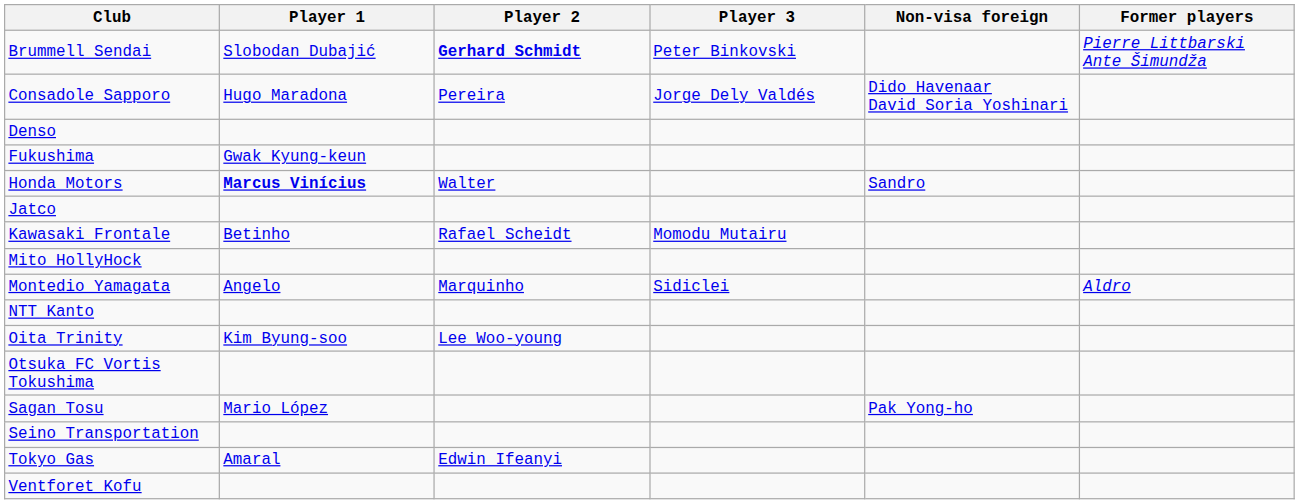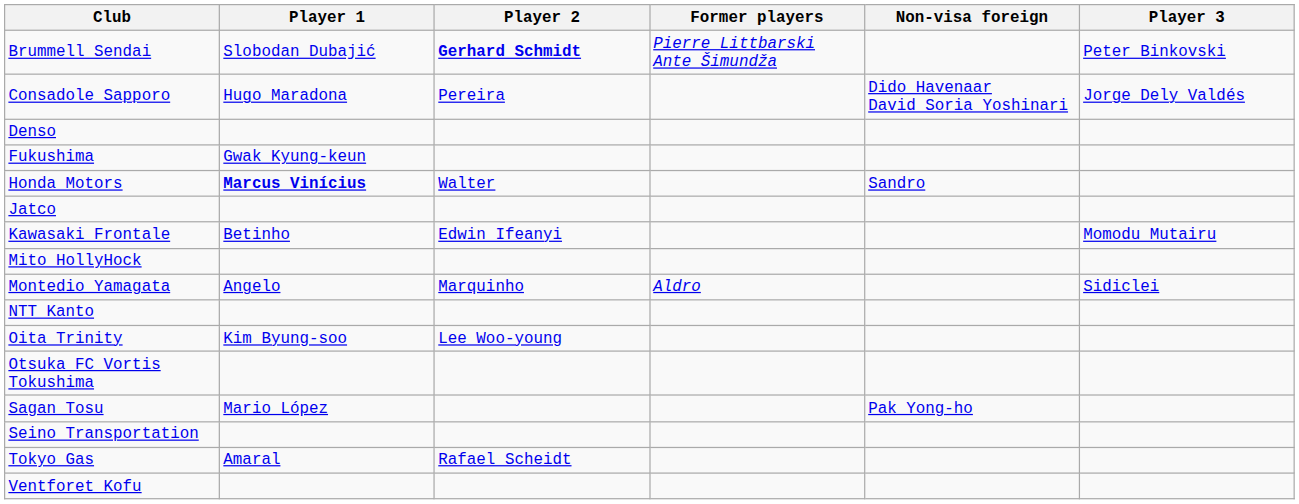columns swapped: (757, 18) <-> (1187, 18)
(505, 235) Rafael Scheidt -> (500, 235) Edwin Ifeanyi
(500, 460) Edwin Ifeanyi -> (505, 460) Rafael Scheidt
